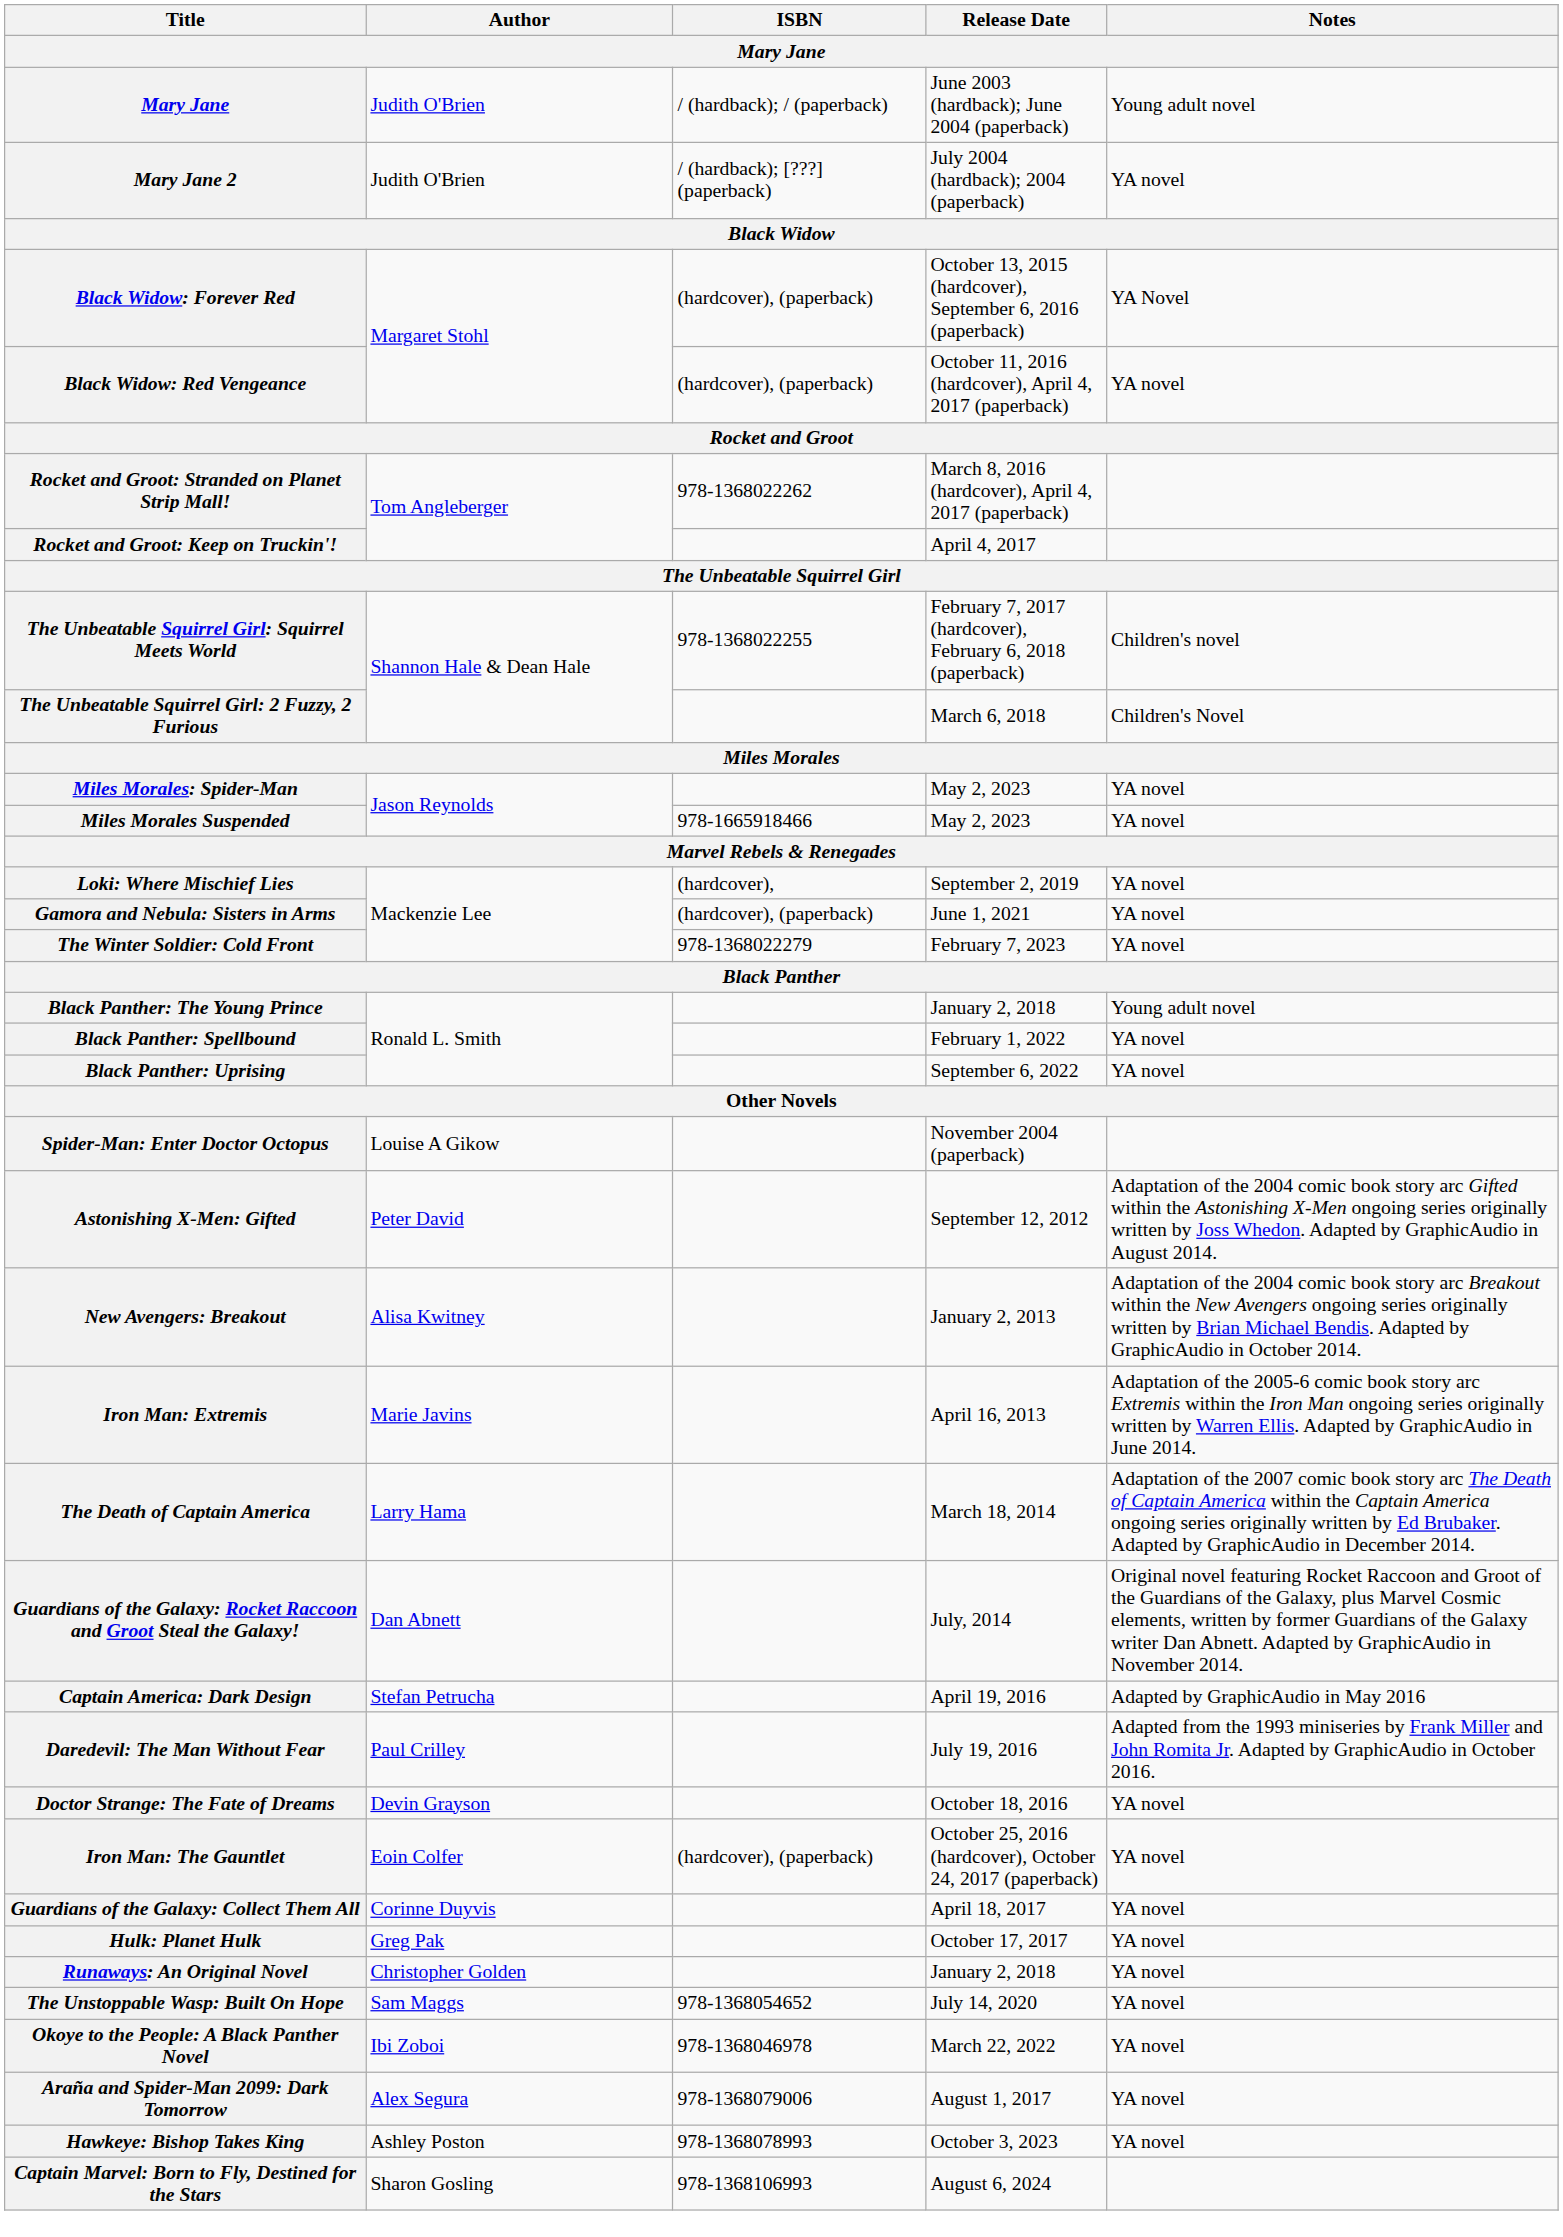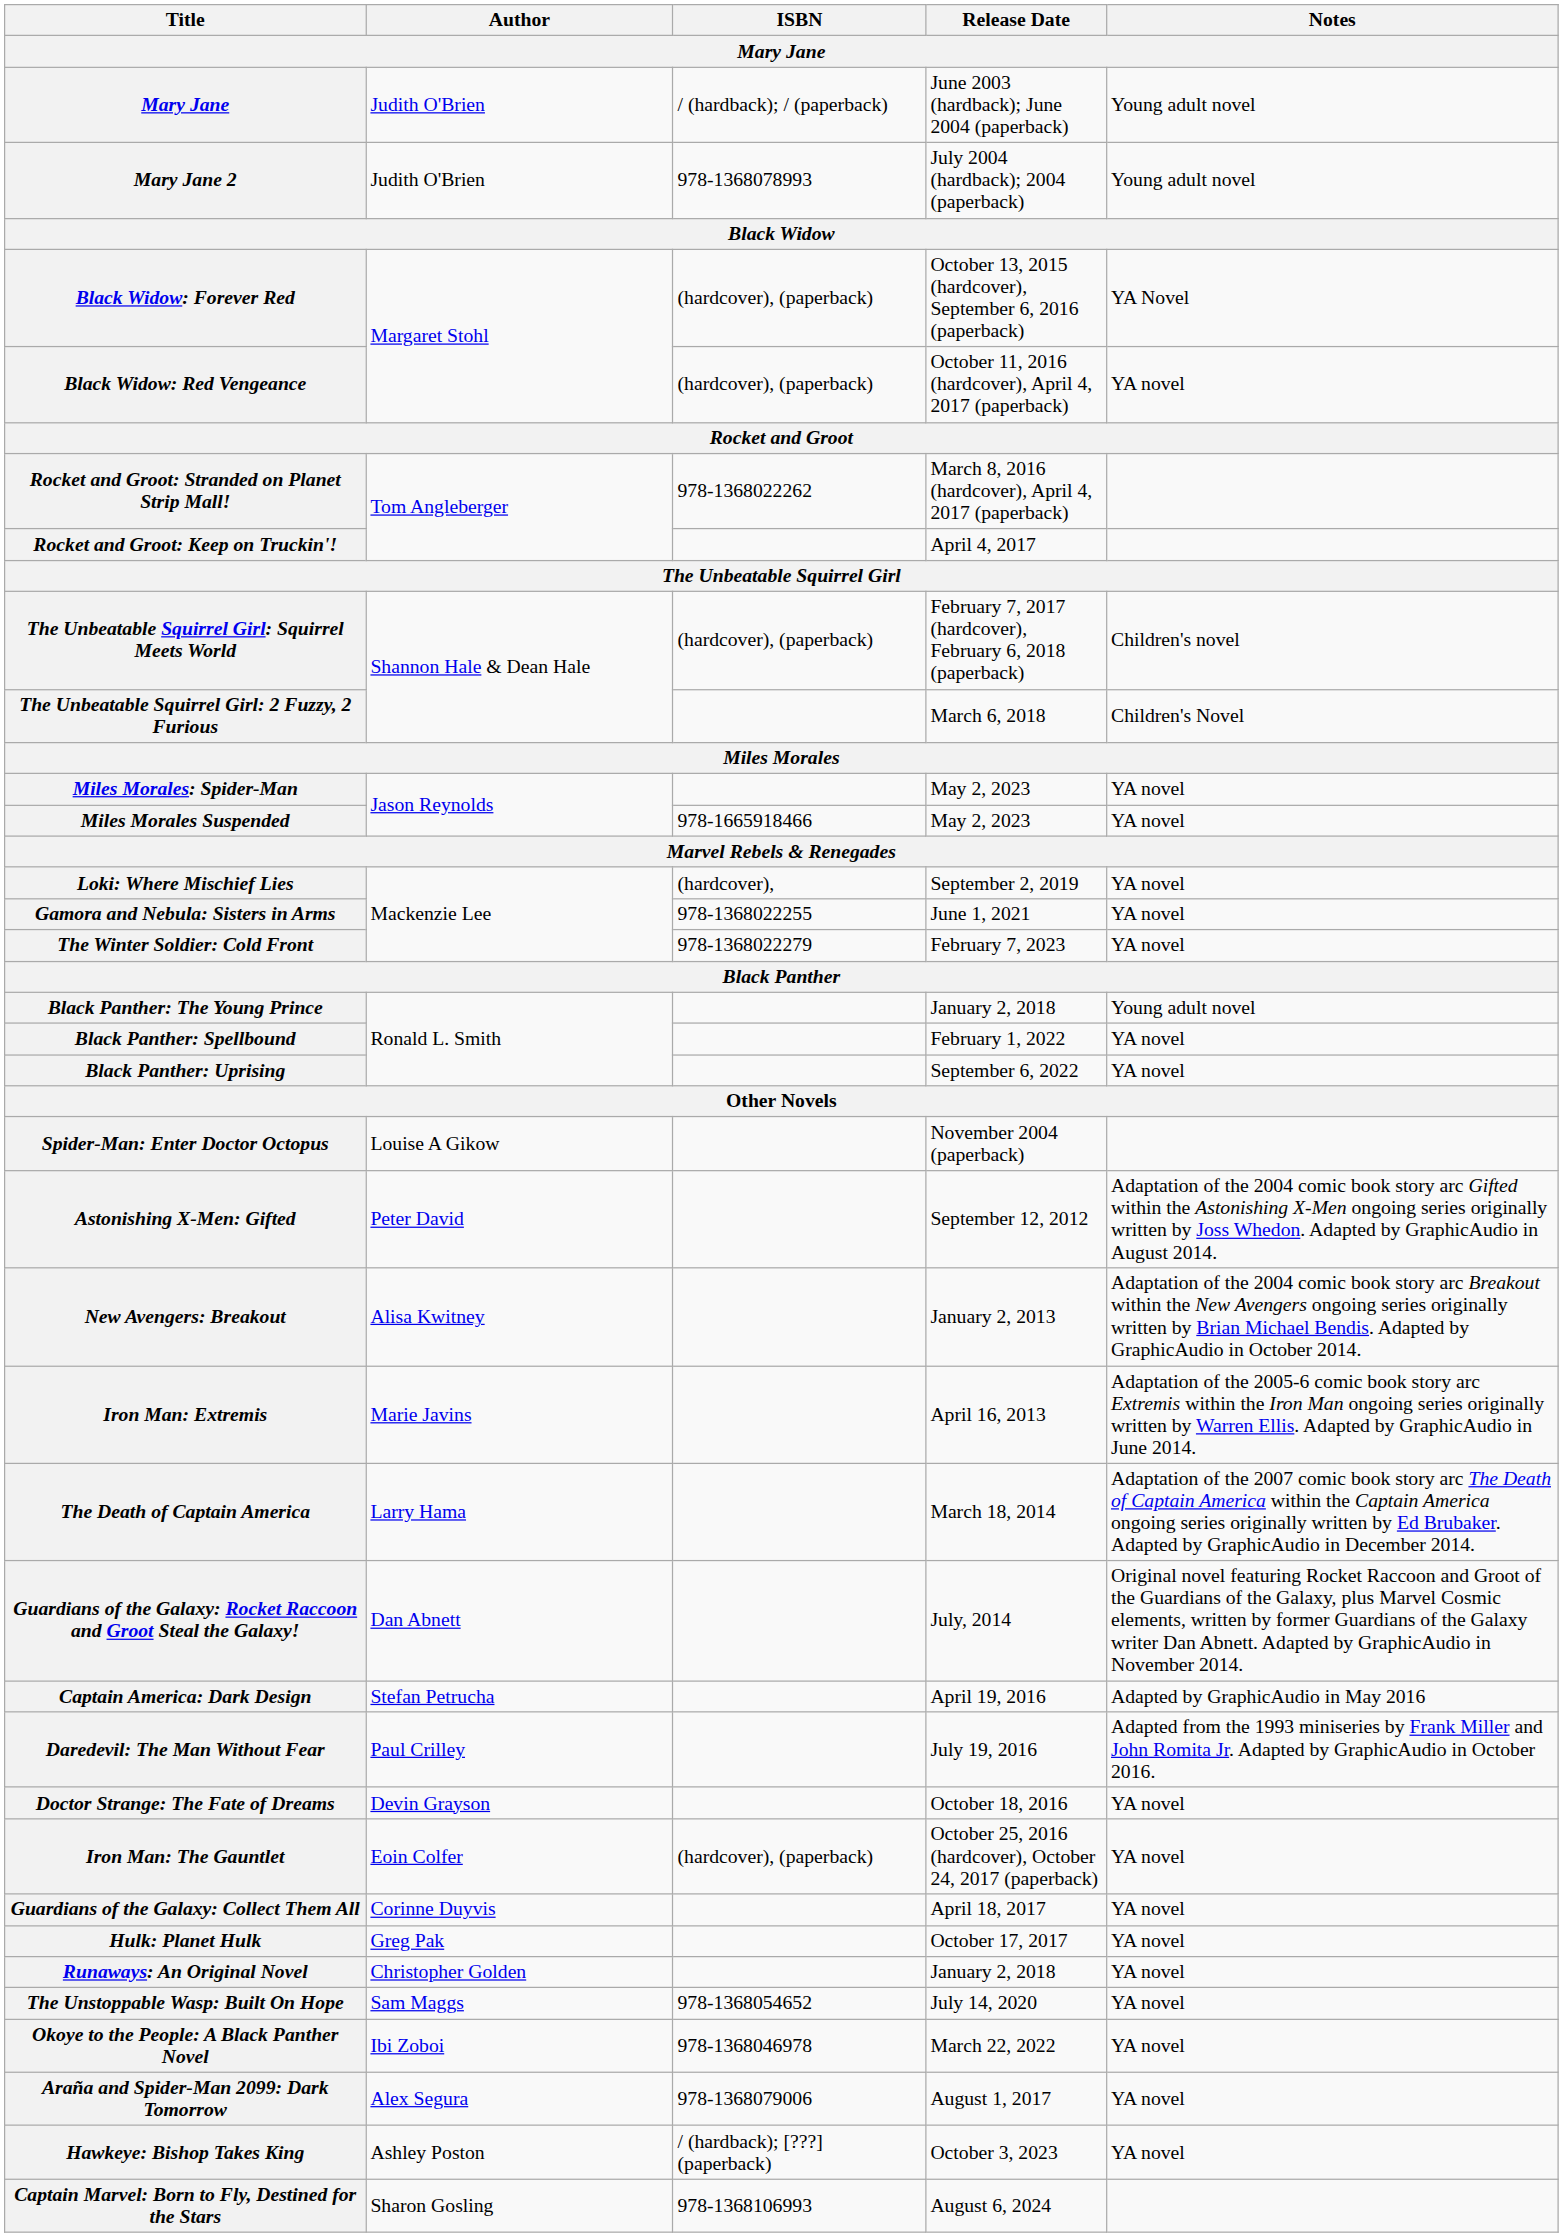(750, 180) / (hardback); [???] (paperback) -> (745, 180) 978-1368078993
(1148, 180) YA novel -> (1183, 180) Young adult novel
(745, 640) 978-1368022255 -> (775, 640) (hardcover), (paperback)
(775, 914) (hardcover), (paperback) -> (745, 914) 978-1368022255
(745, 2141) 978-1368078993 -> (750, 2152) / (hardback); [???] (paperback)
